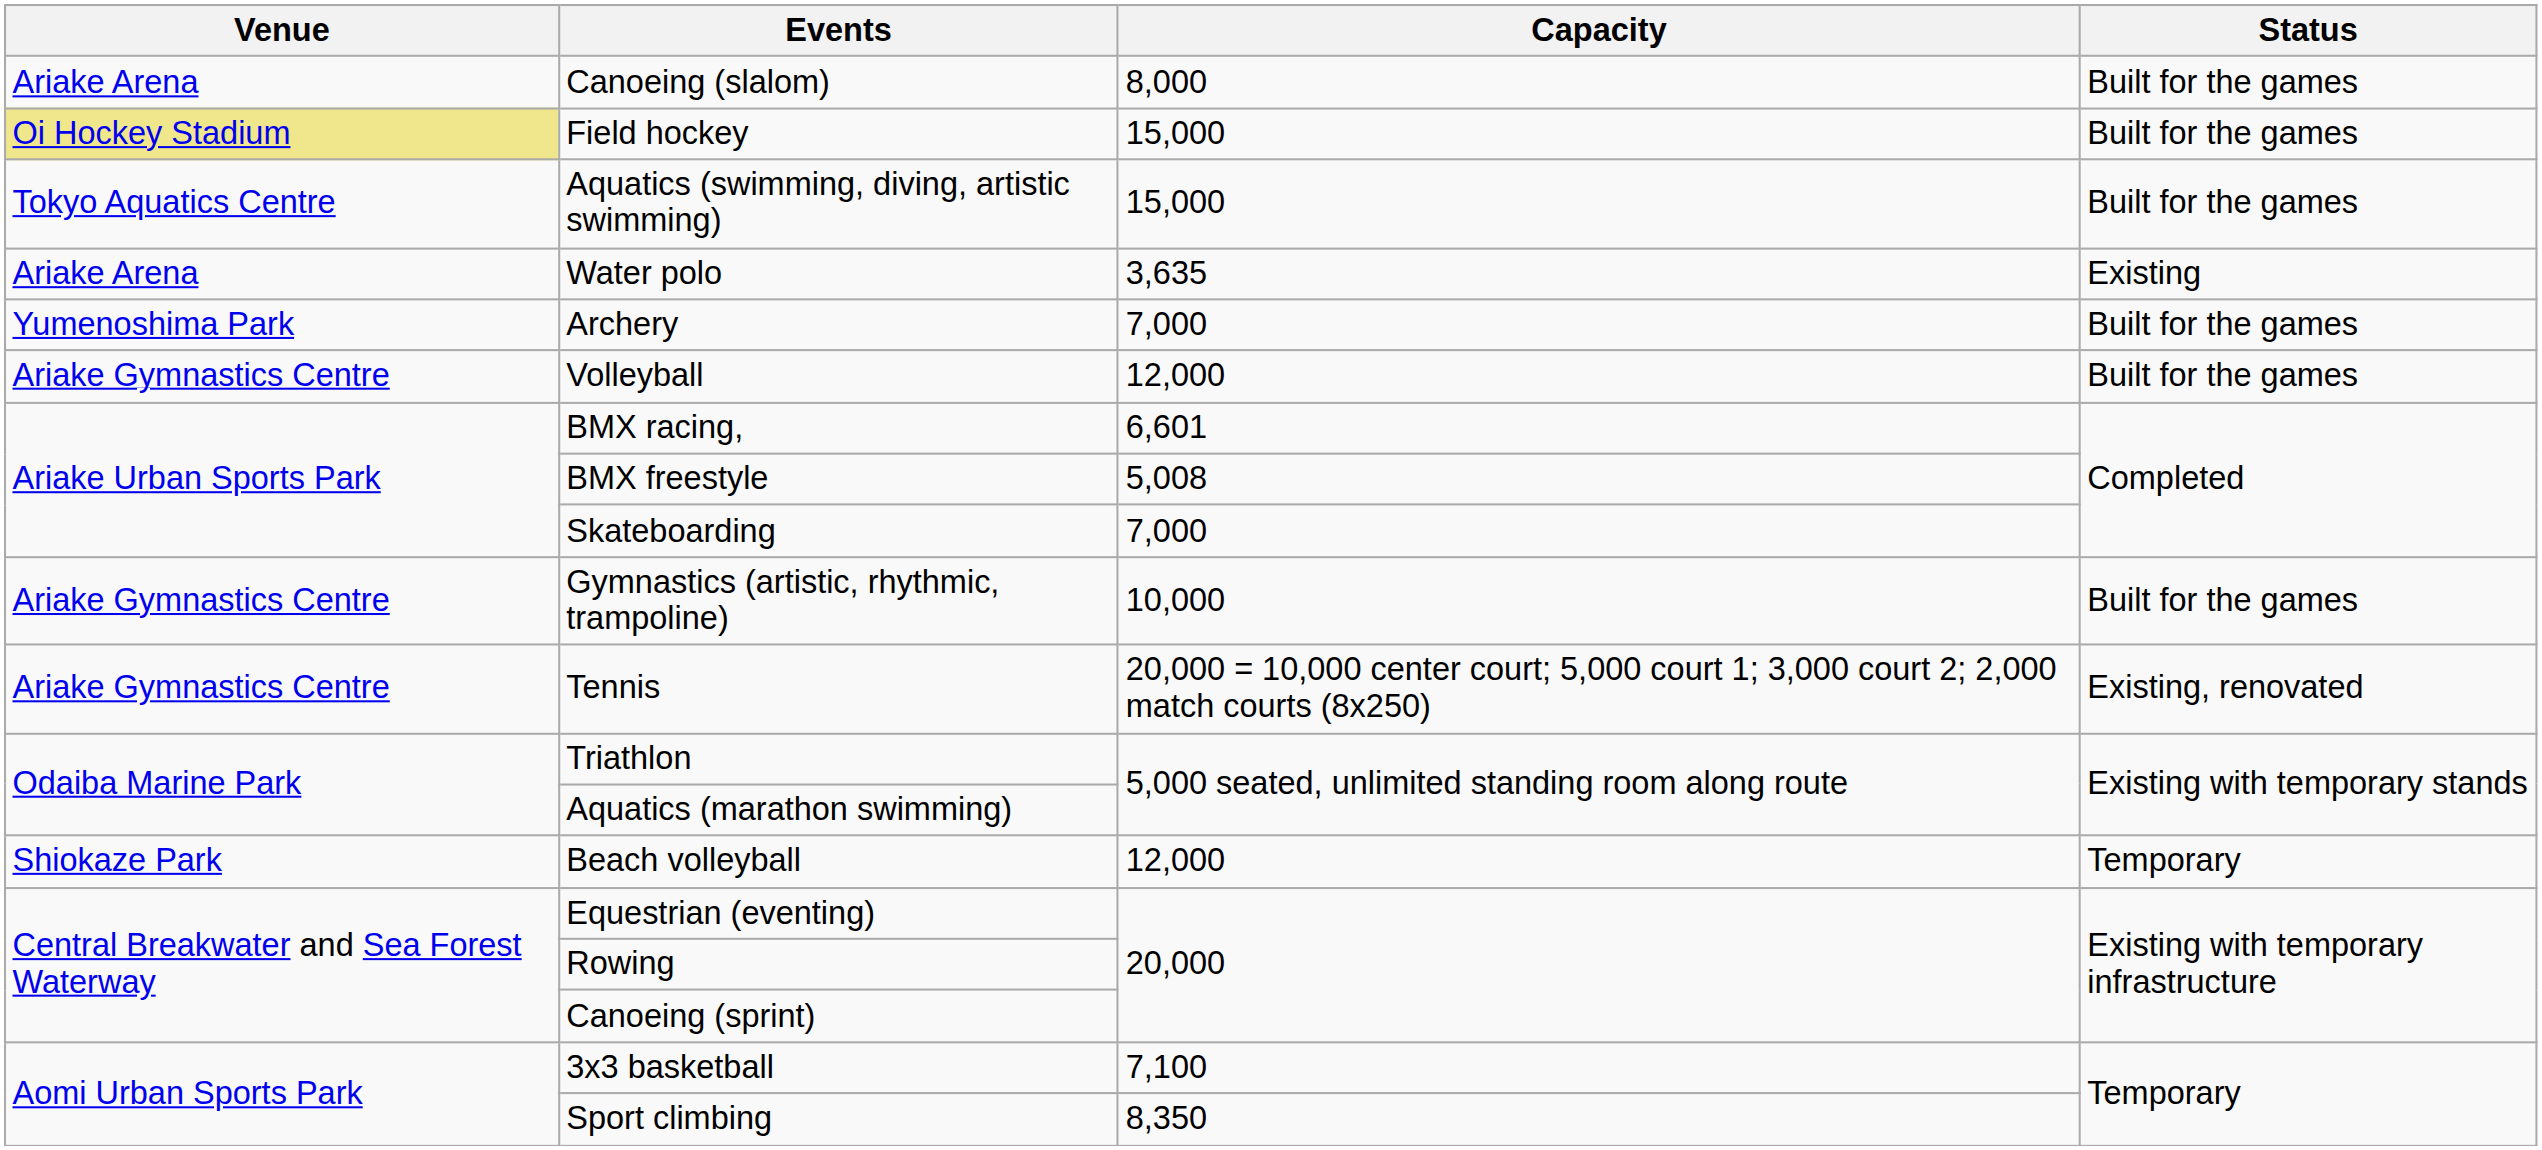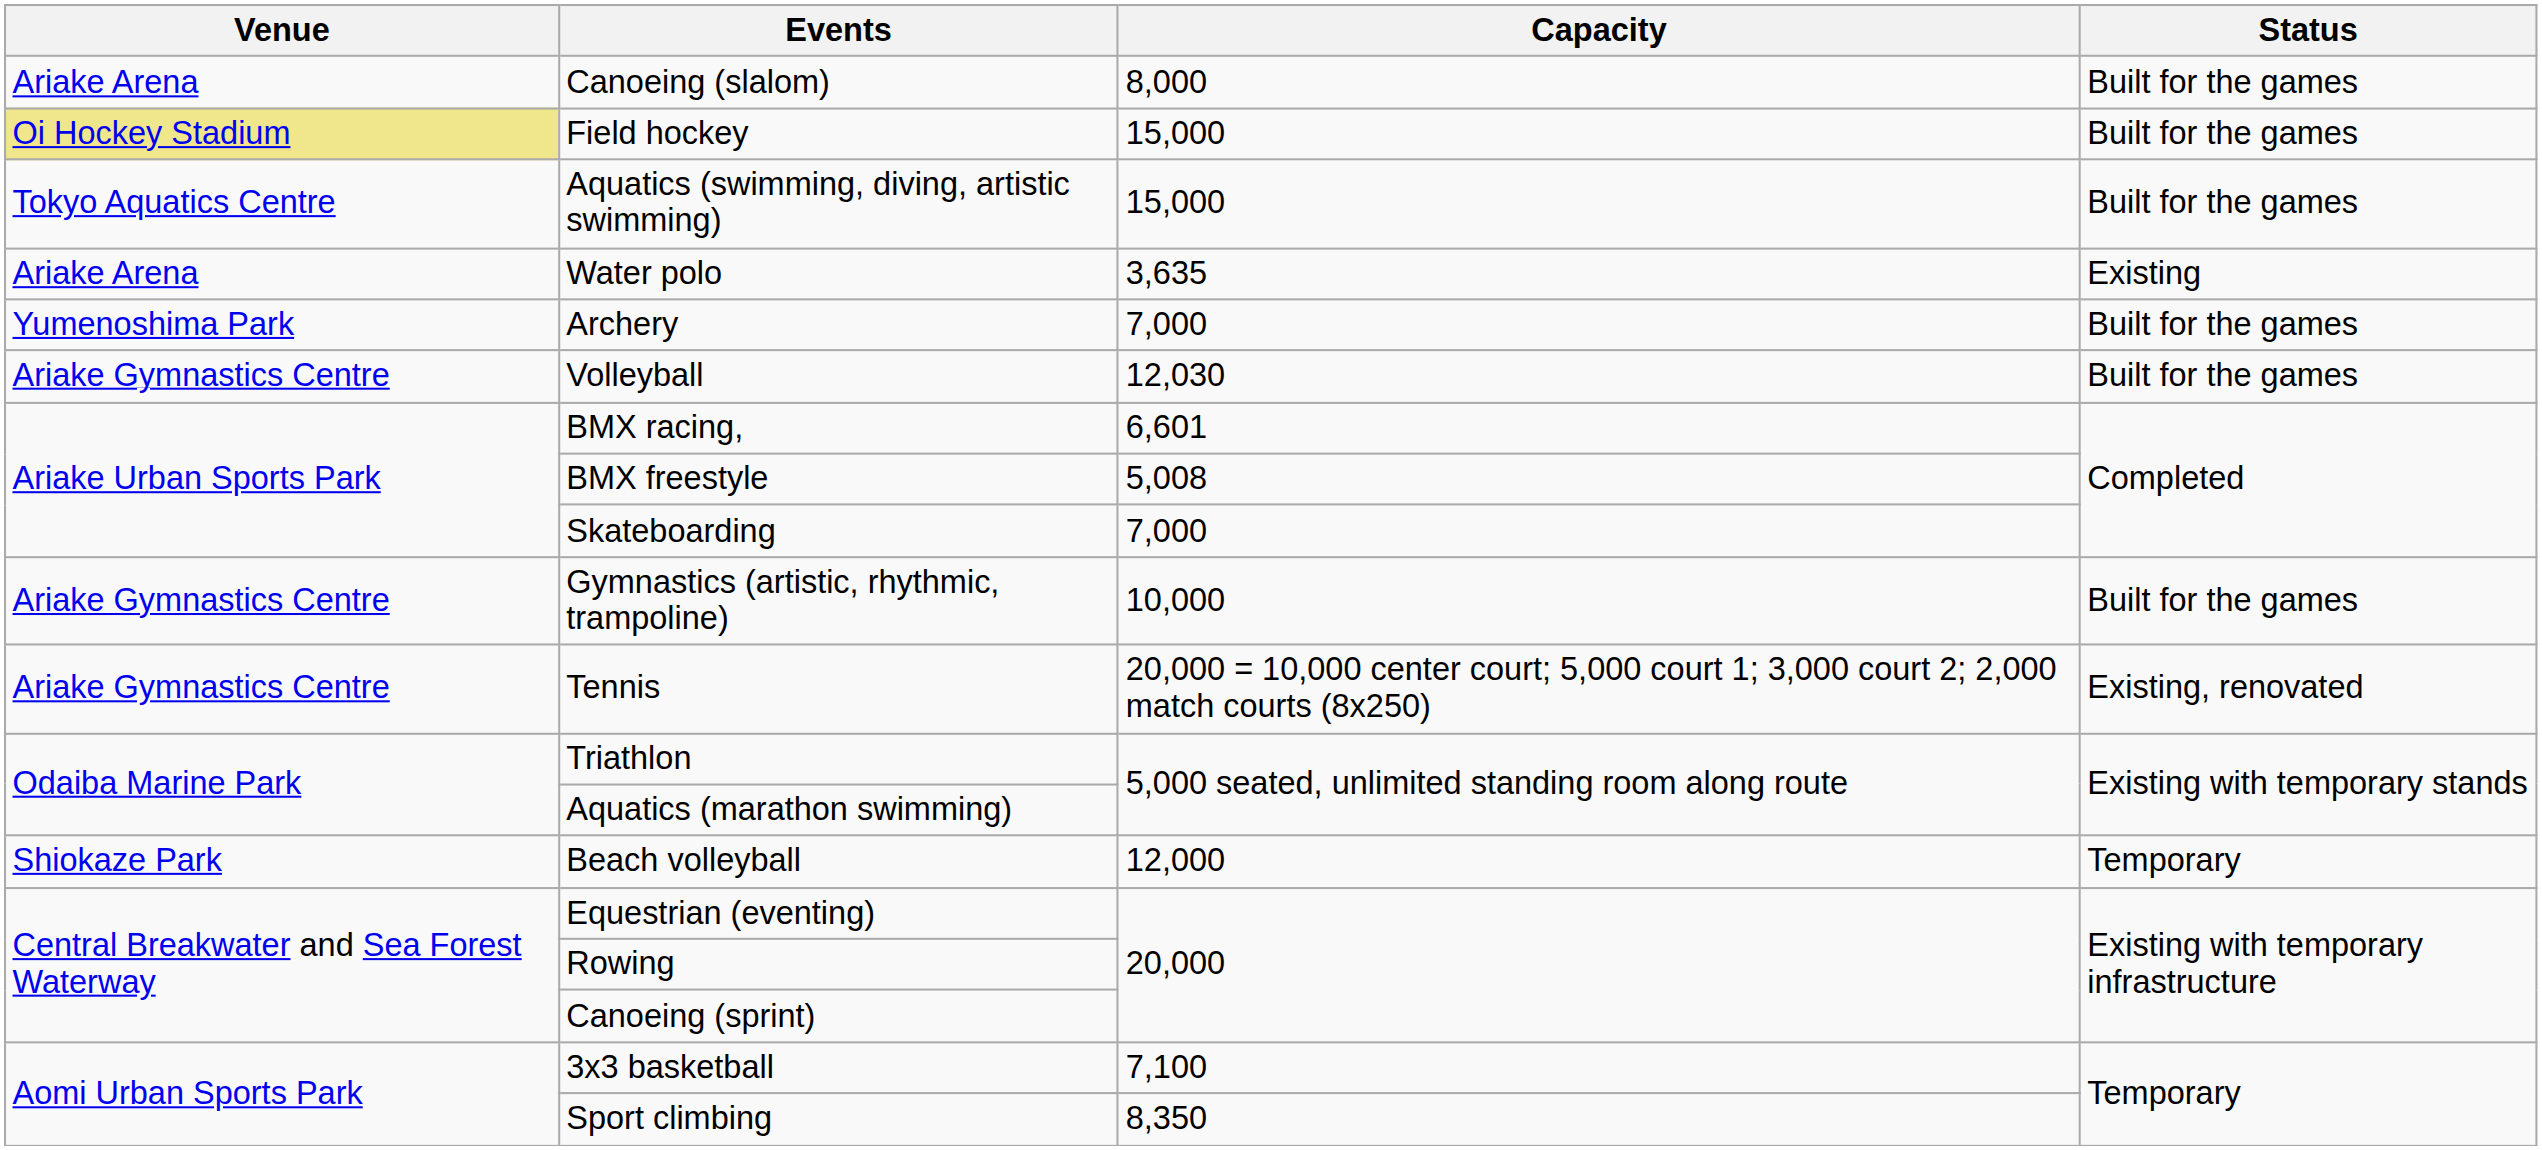(1175, 375) 12,000 -> (1175, 375) 12,030
